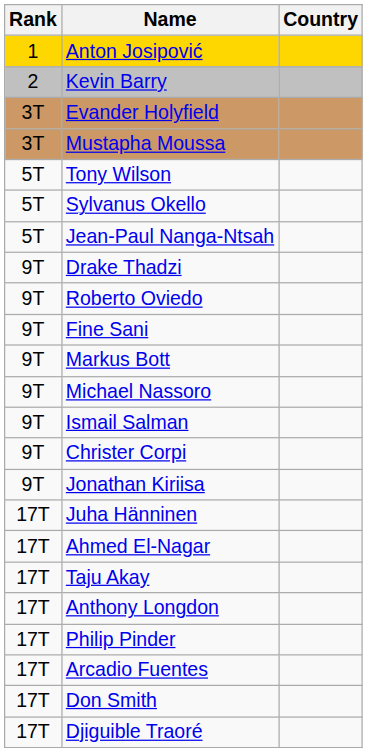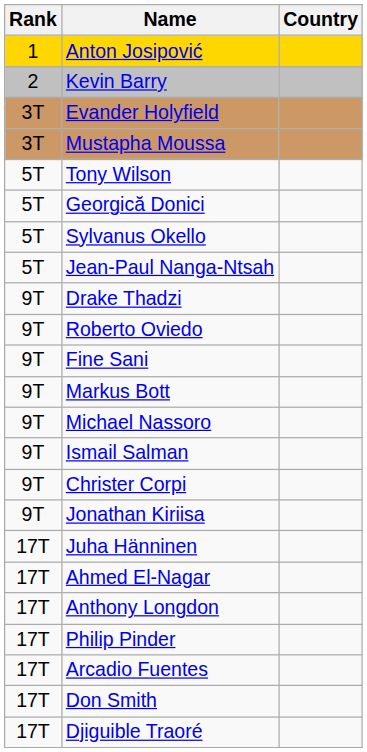+ row: (135, 205)
- row: (108, 577)
